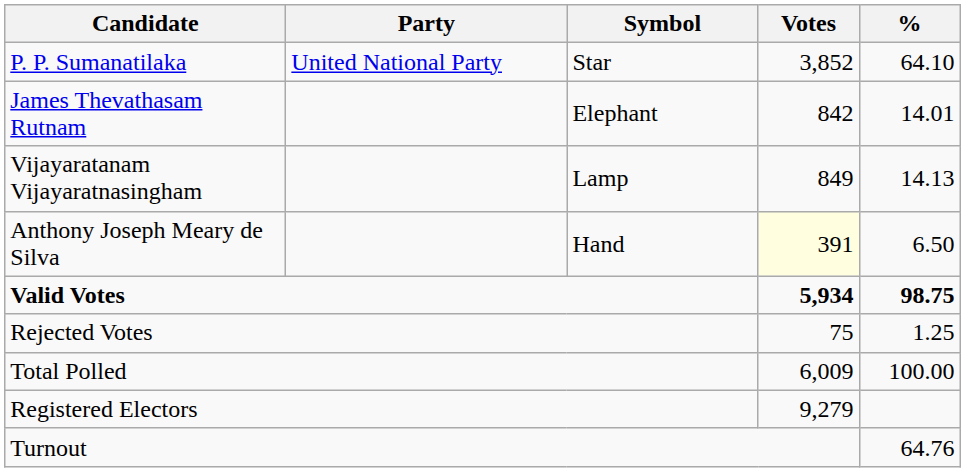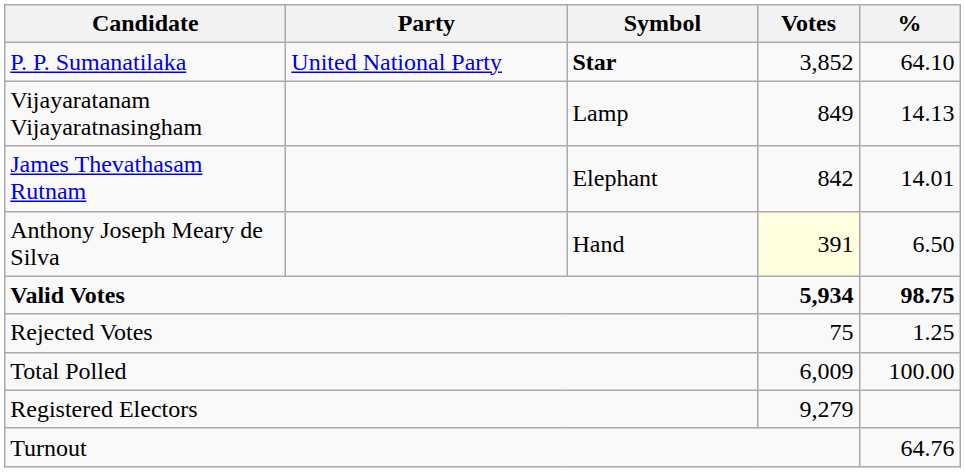(592, 61) normal -> (594, 61) bold
rows swapped: (106, 178) <-> (106, 113)
